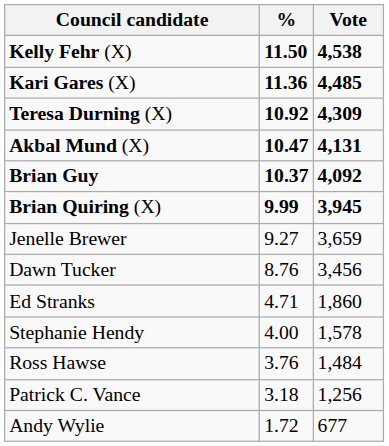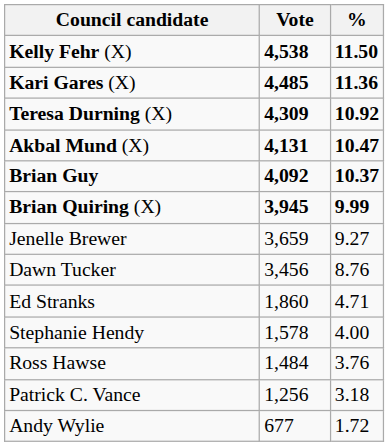columns swapped: (348, 20) <-> (286, 20)
